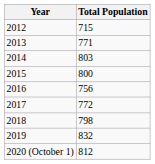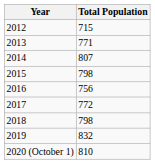(86, 58) 803 -> (86, 58) 807
(86, 74) 800 -> (86, 74) 798
(86, 151) 812 -> (86, 151) 810
